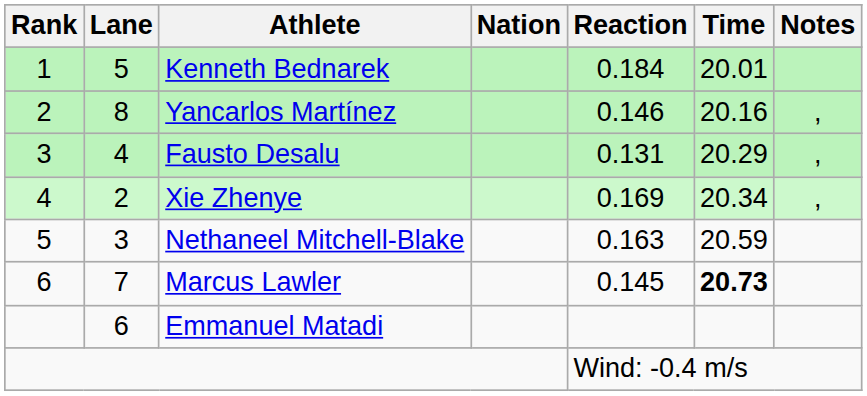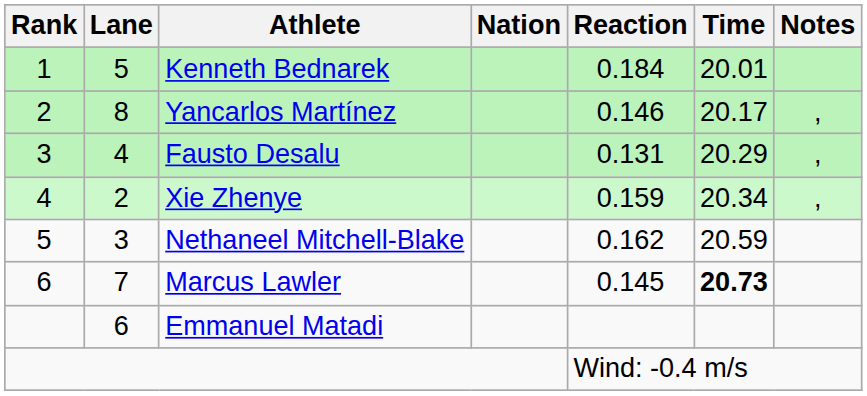(734, 111) 20.16 -> (734, 111) 20.17
(631, 197) 0.169 -> (631, 197) 0.159
(631, 240) 0.163 -> (631, 240) 0.162
